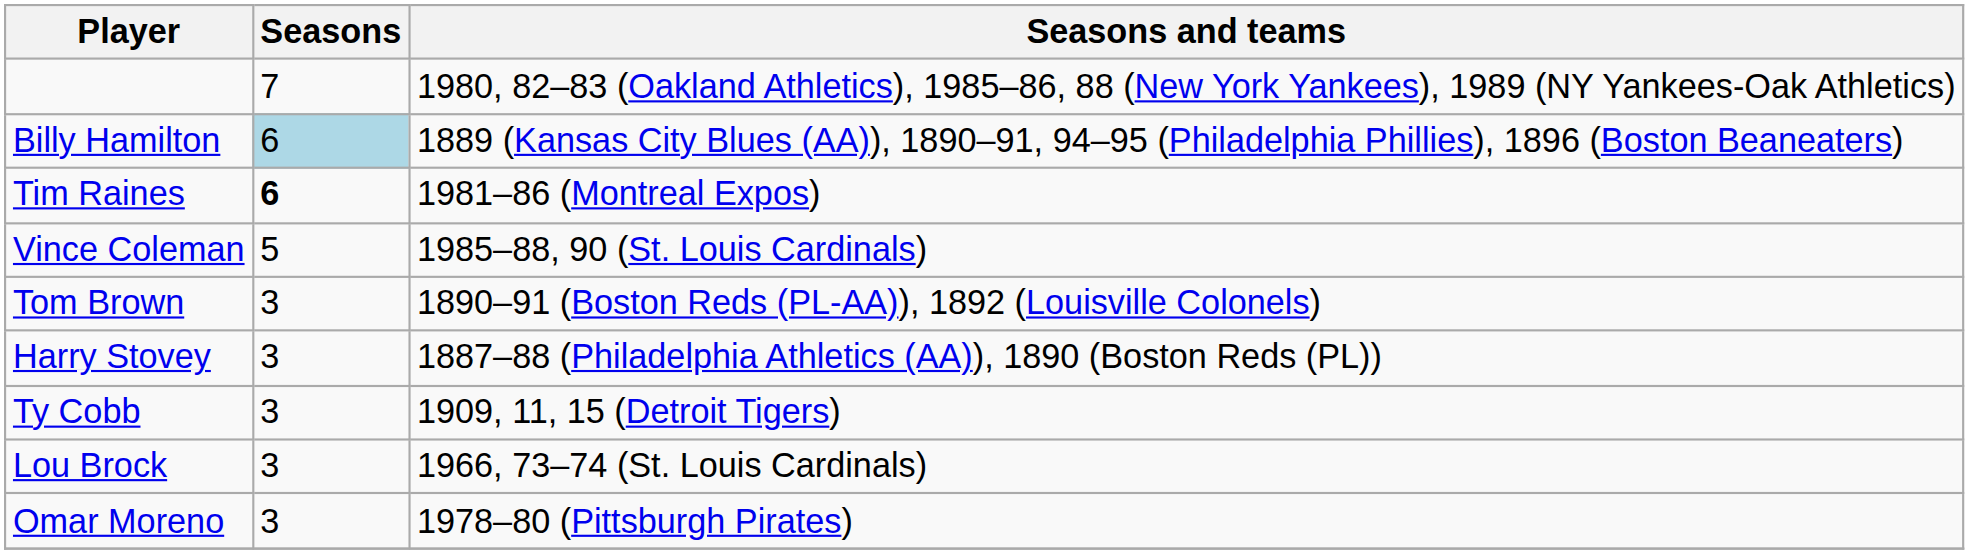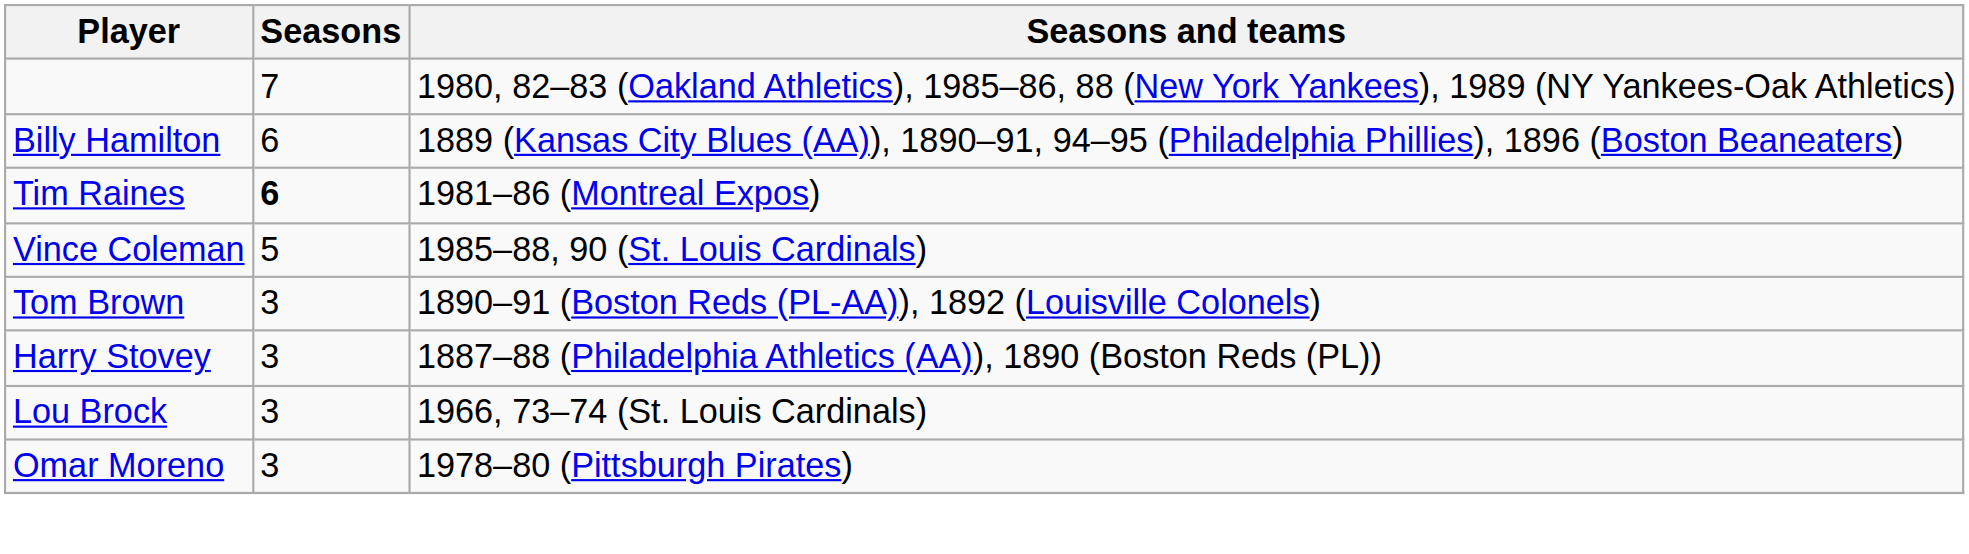(270, 140) lightblue background -> (270, 140) no background
- row: (77, 411)
